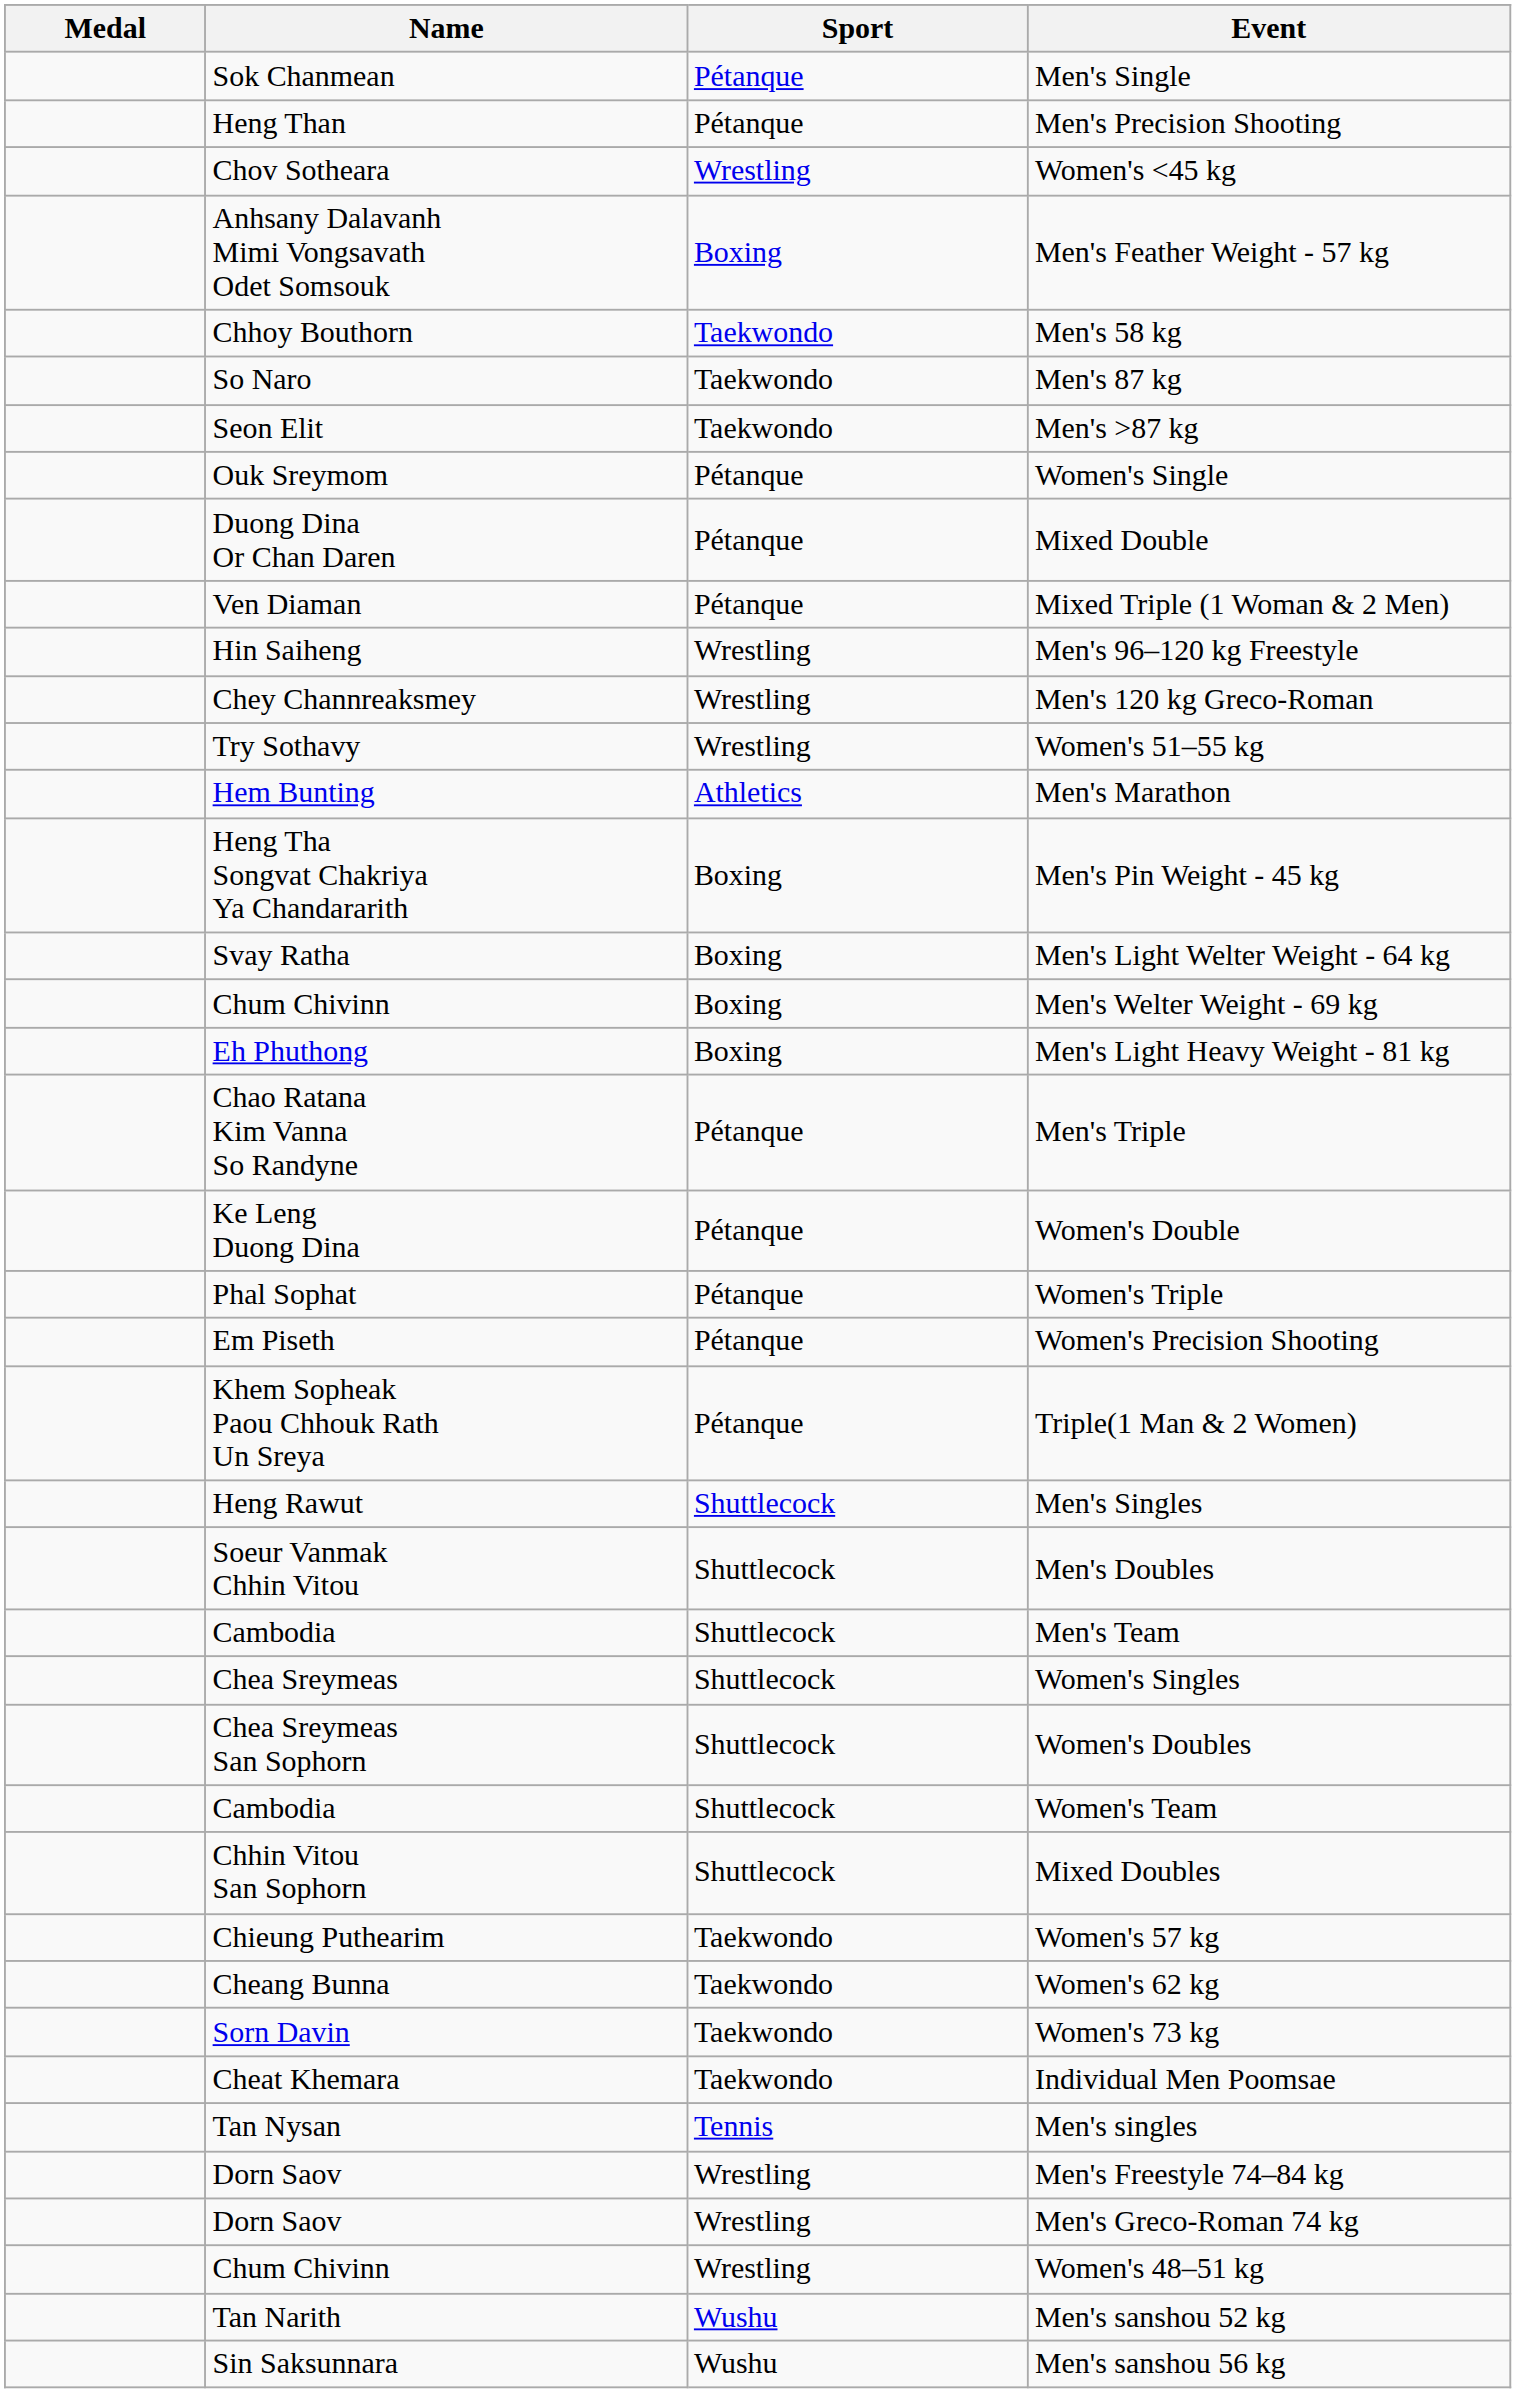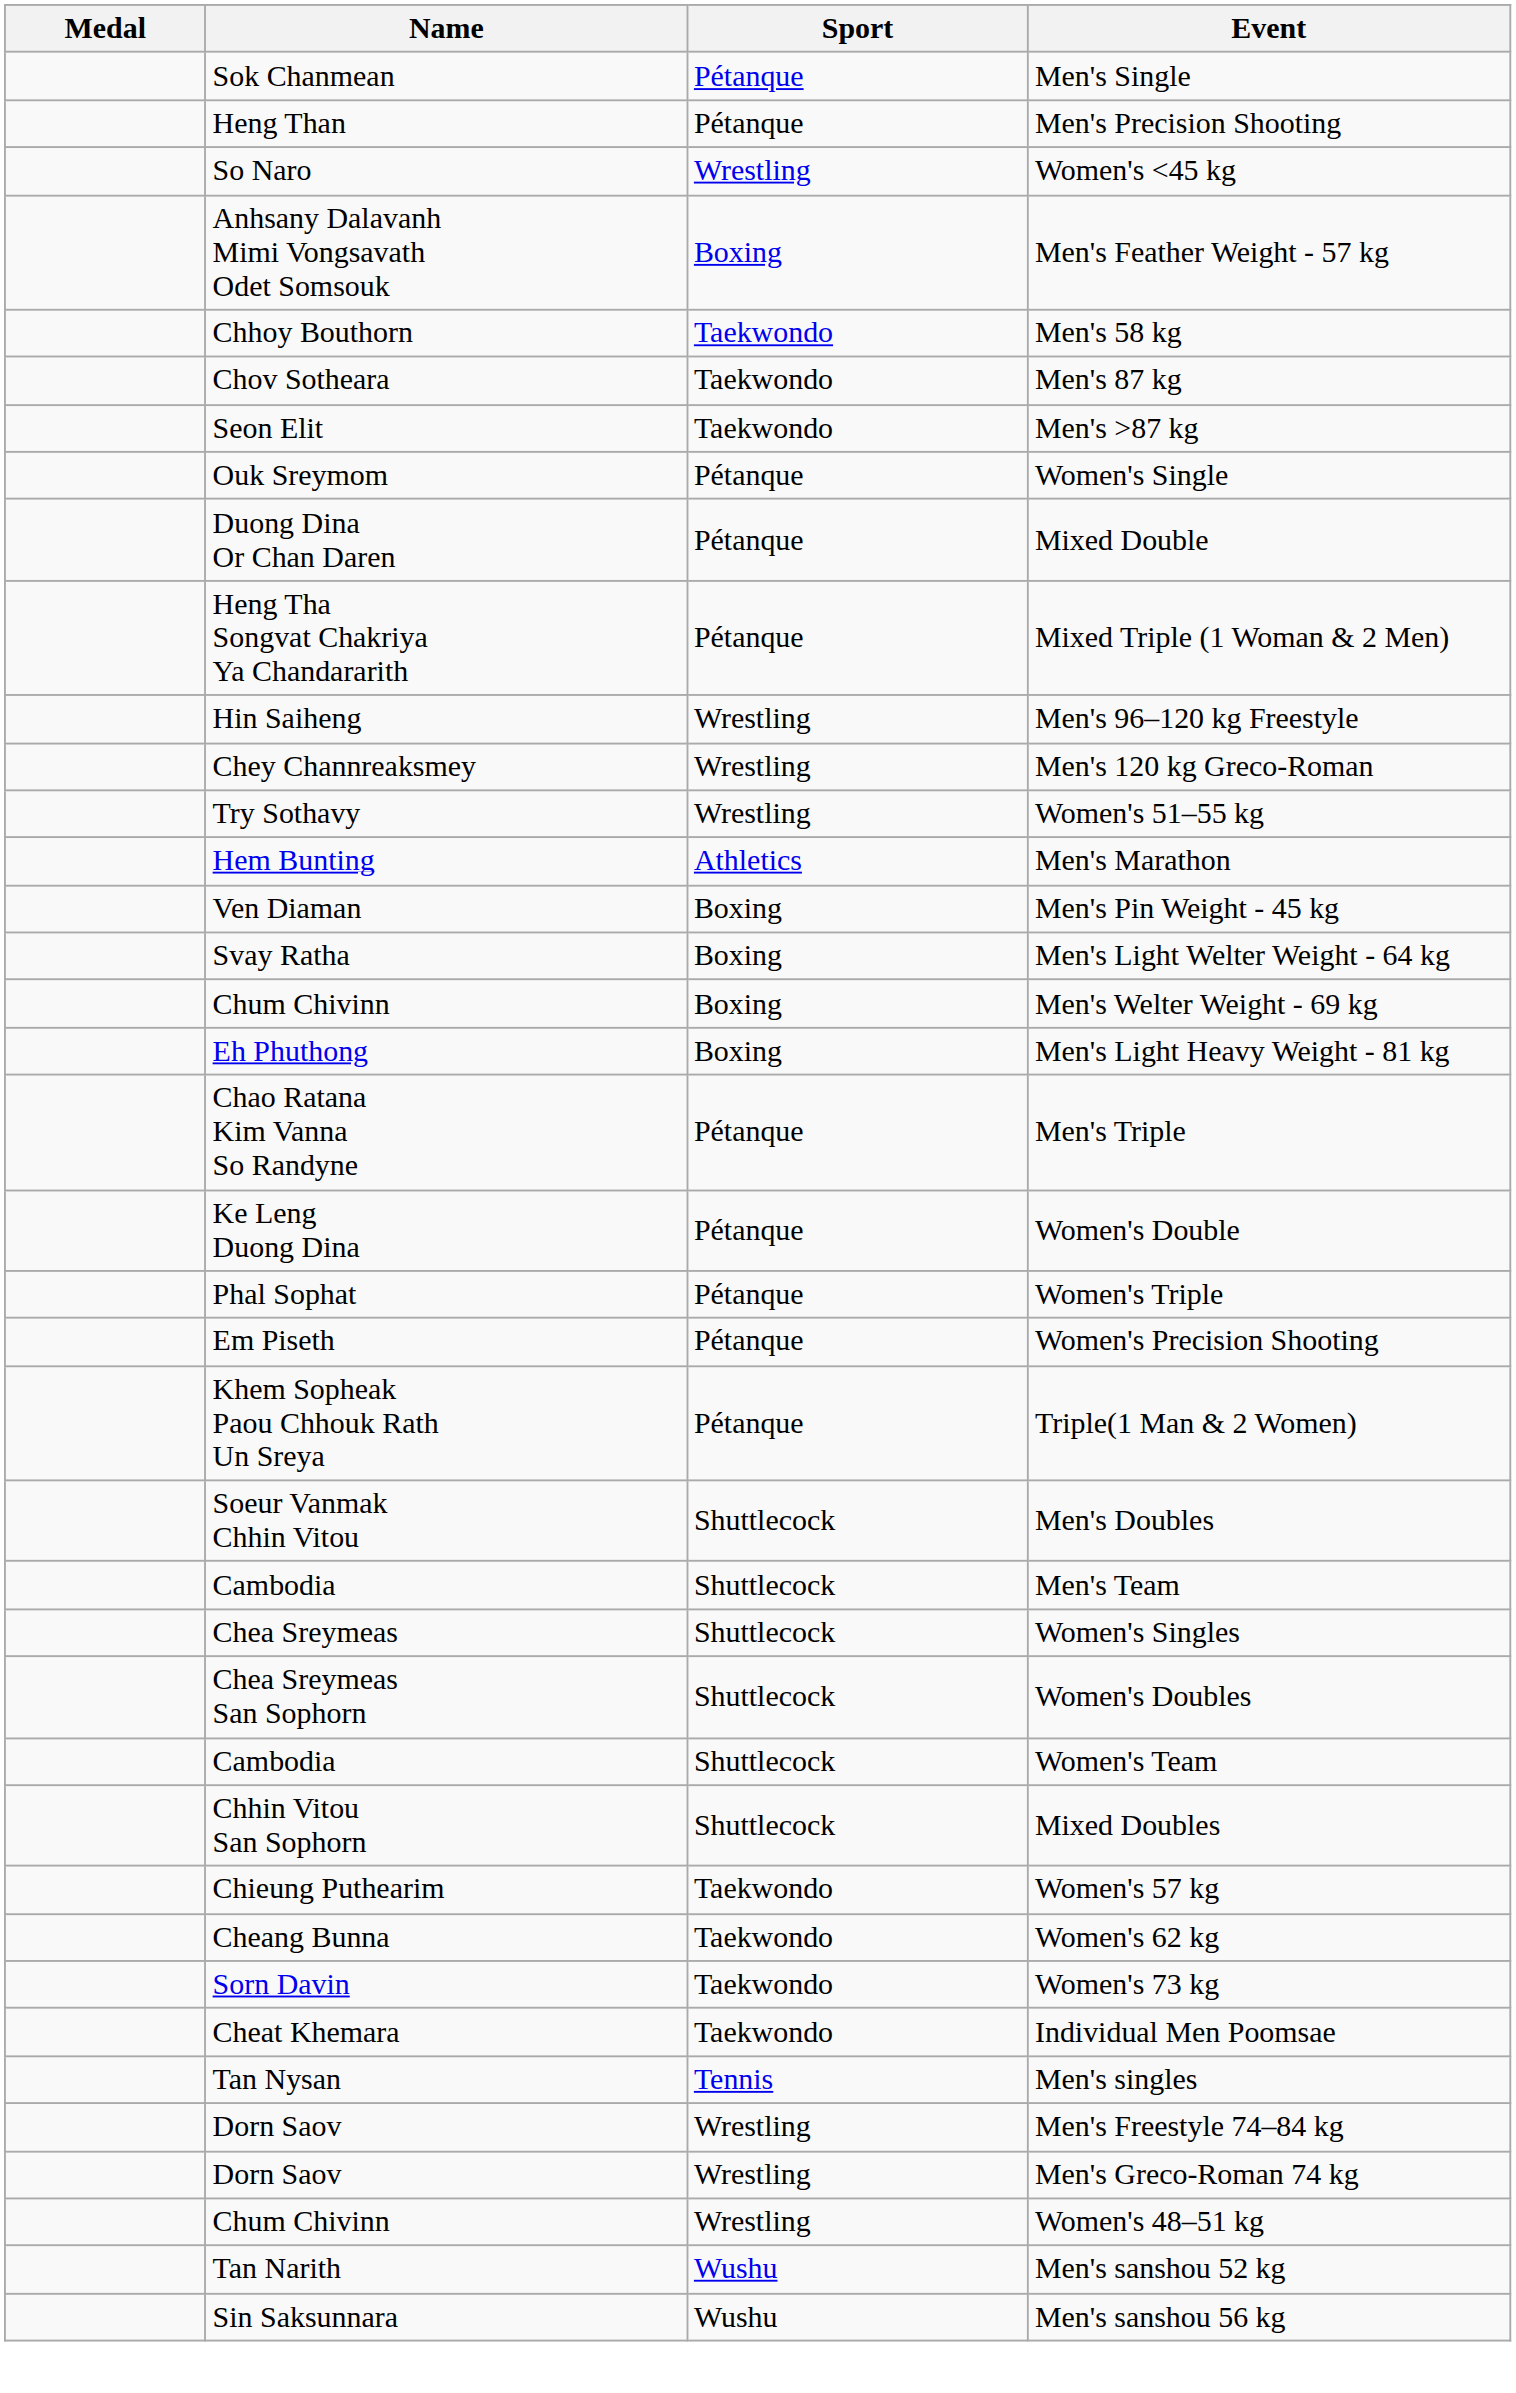(301, 170) Chov Sotheara -> (262, 170) So Naro
(262, 380) So Naro -> (301, 380) Chov Sotheara
(287, 603) Ven Diaman -> (320, 637) Heng Tha Songvat Chakriya Ya Chandararith
(320, 874) Heng Tha Songvat Chakriya Ya Chandararith -> (287, 908) Ven Diaman
- row: (1119, 1503)
